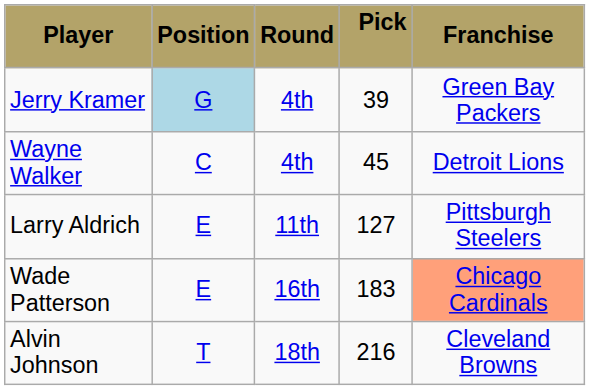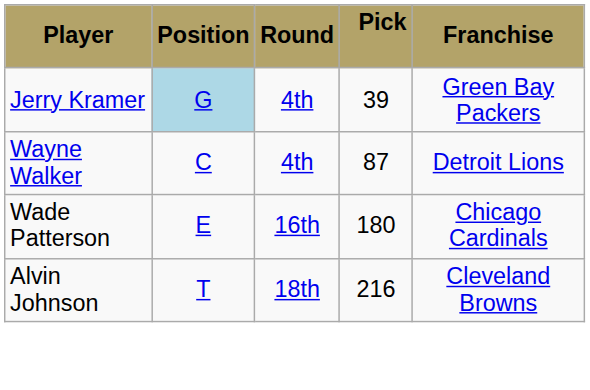(376, 162) 45 -> (376, 162) 87
- row: (75, 226)
(376, 289) 183 -> (376, 226) 180
(498, 289) lightsalmon background -> (498, 226) no background
